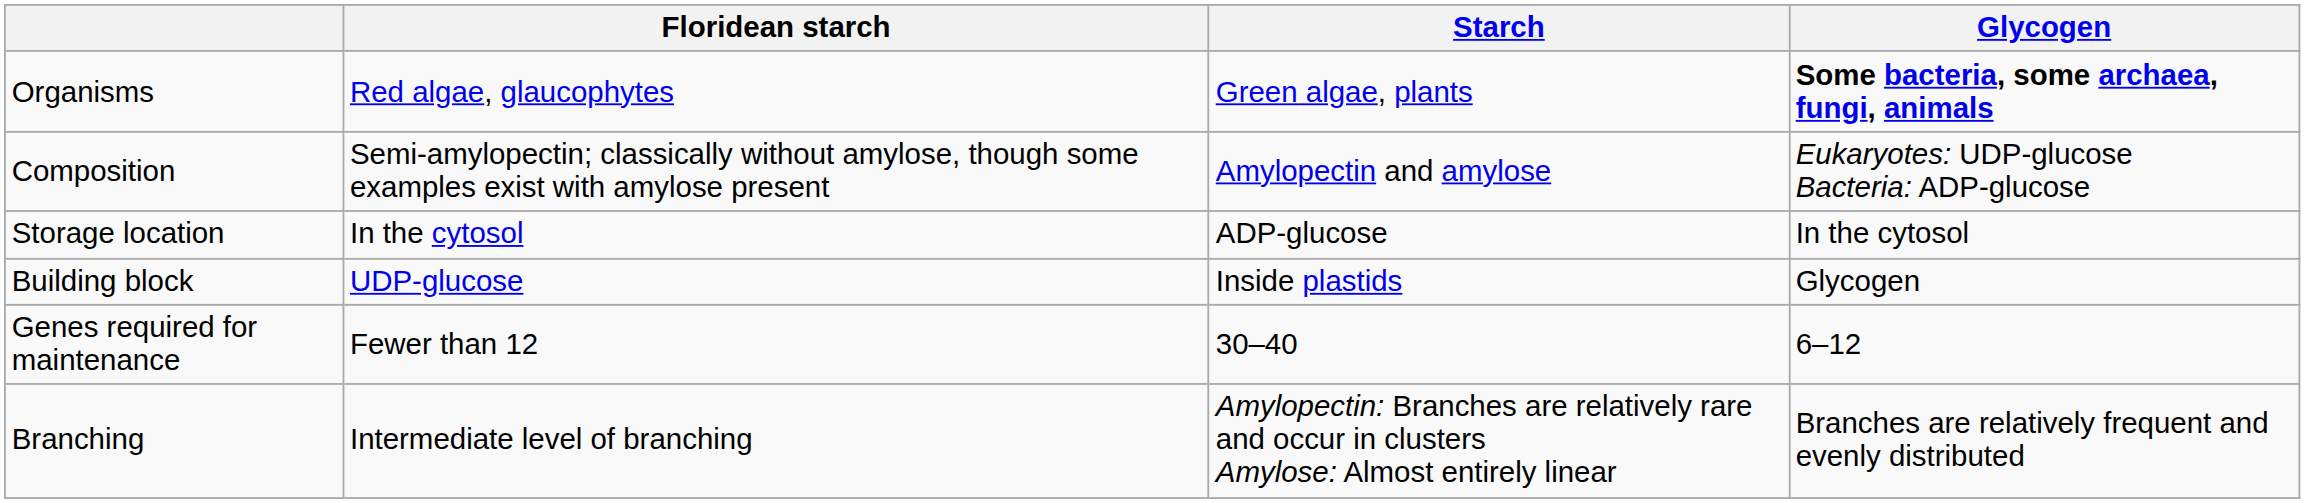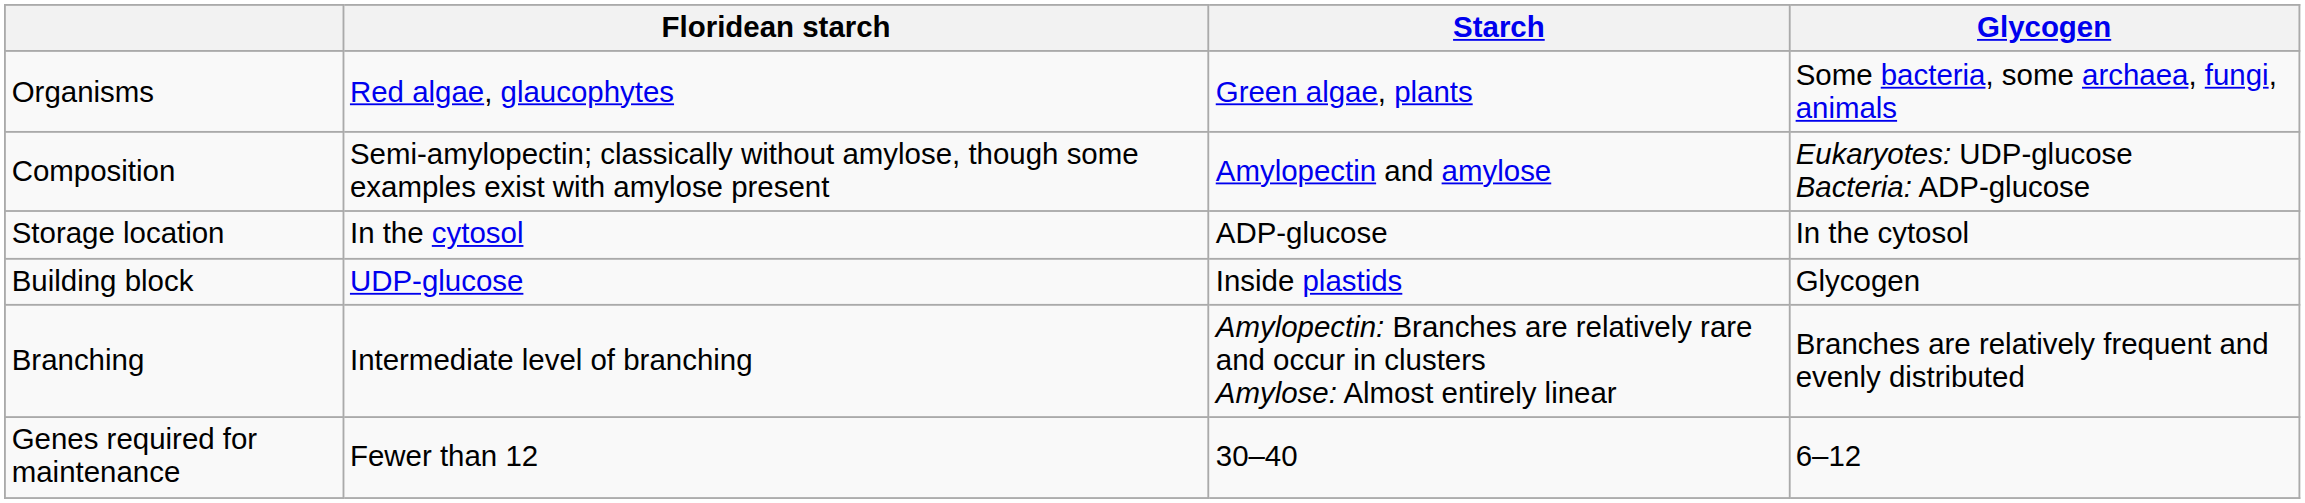(2007, 91) bold -> (2036, 91) normal
rows swapped: (78, 440) <-> (134, 344)
